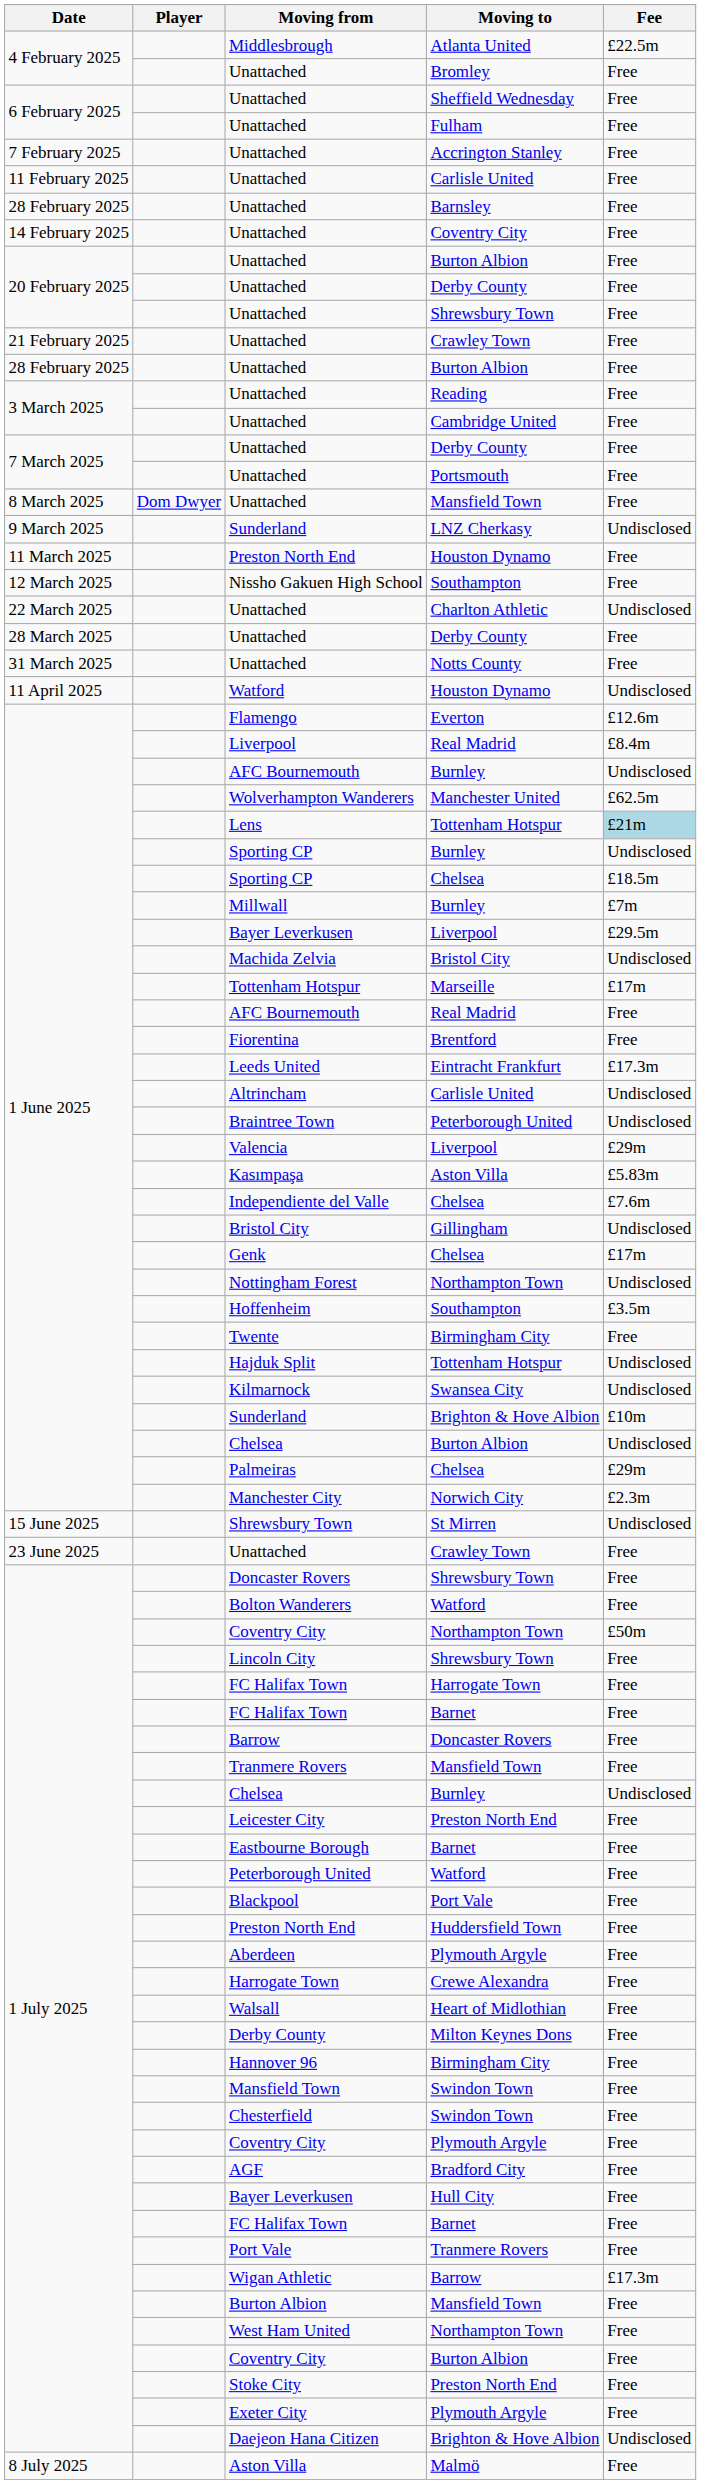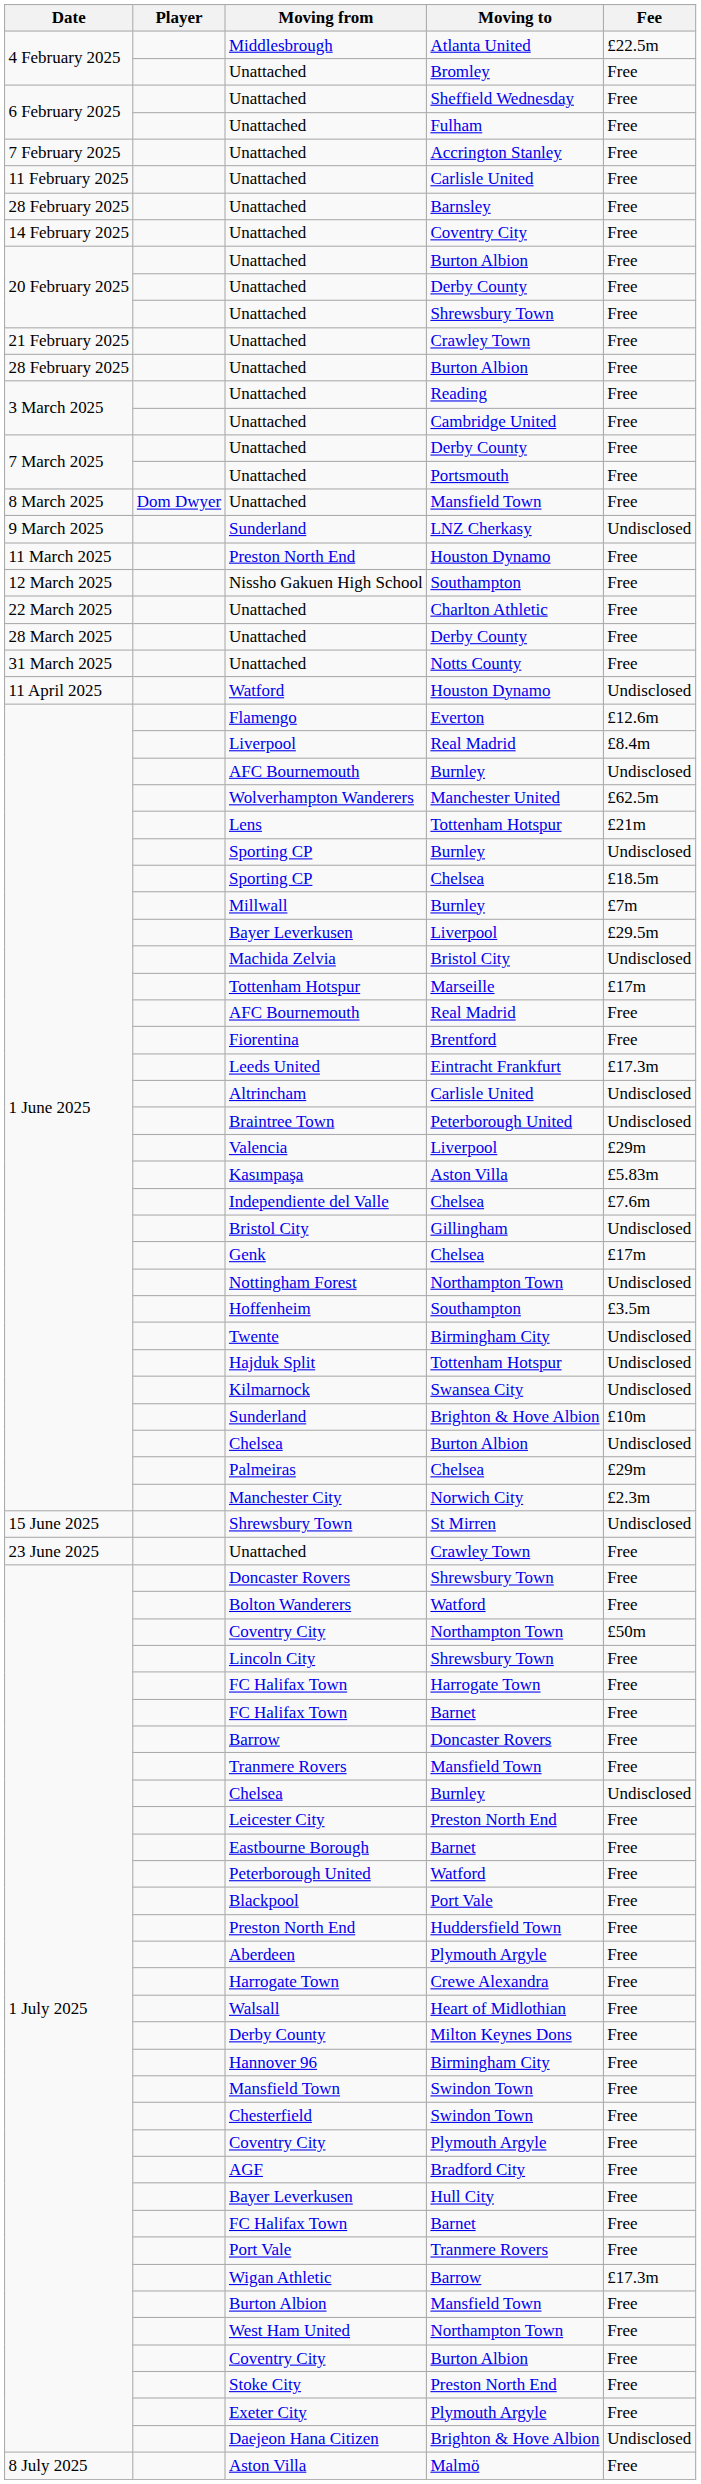(649, 609) Undisclosed -> (622, 609) Free
(627, 824) lightblue background -> (627, 824) no background
(622, 1335) Free -> (649, 1335) Undisclosed
